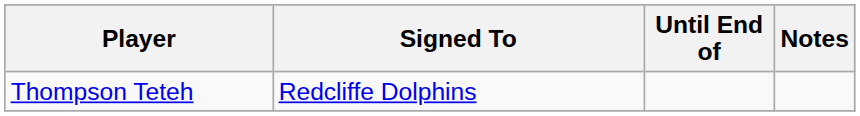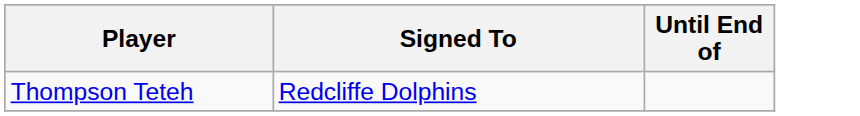- column: (815, 38)
